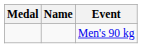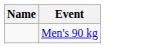- column: (23, 14)
